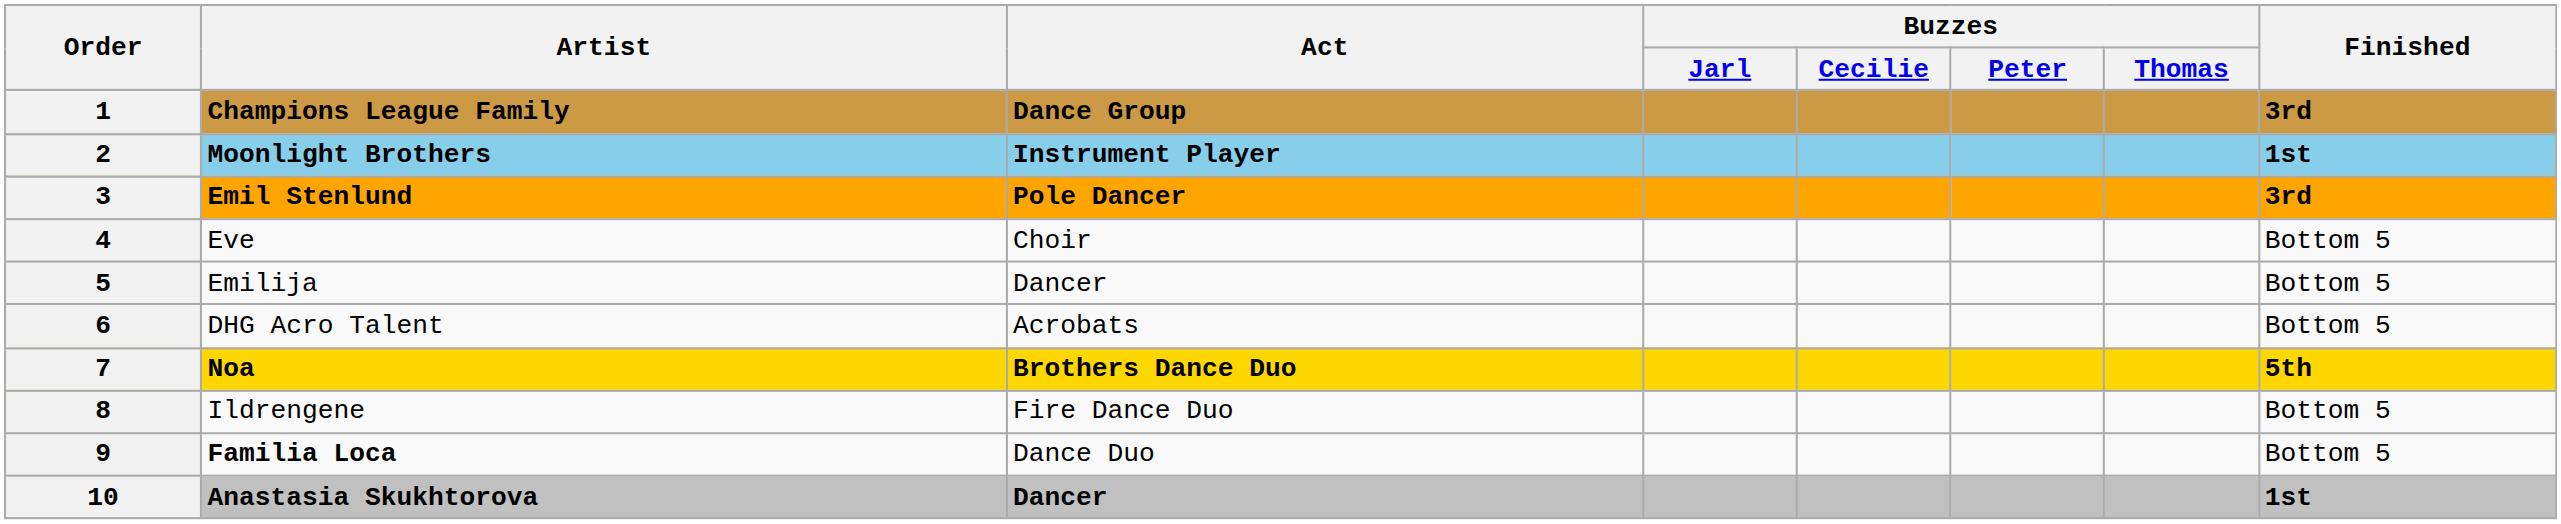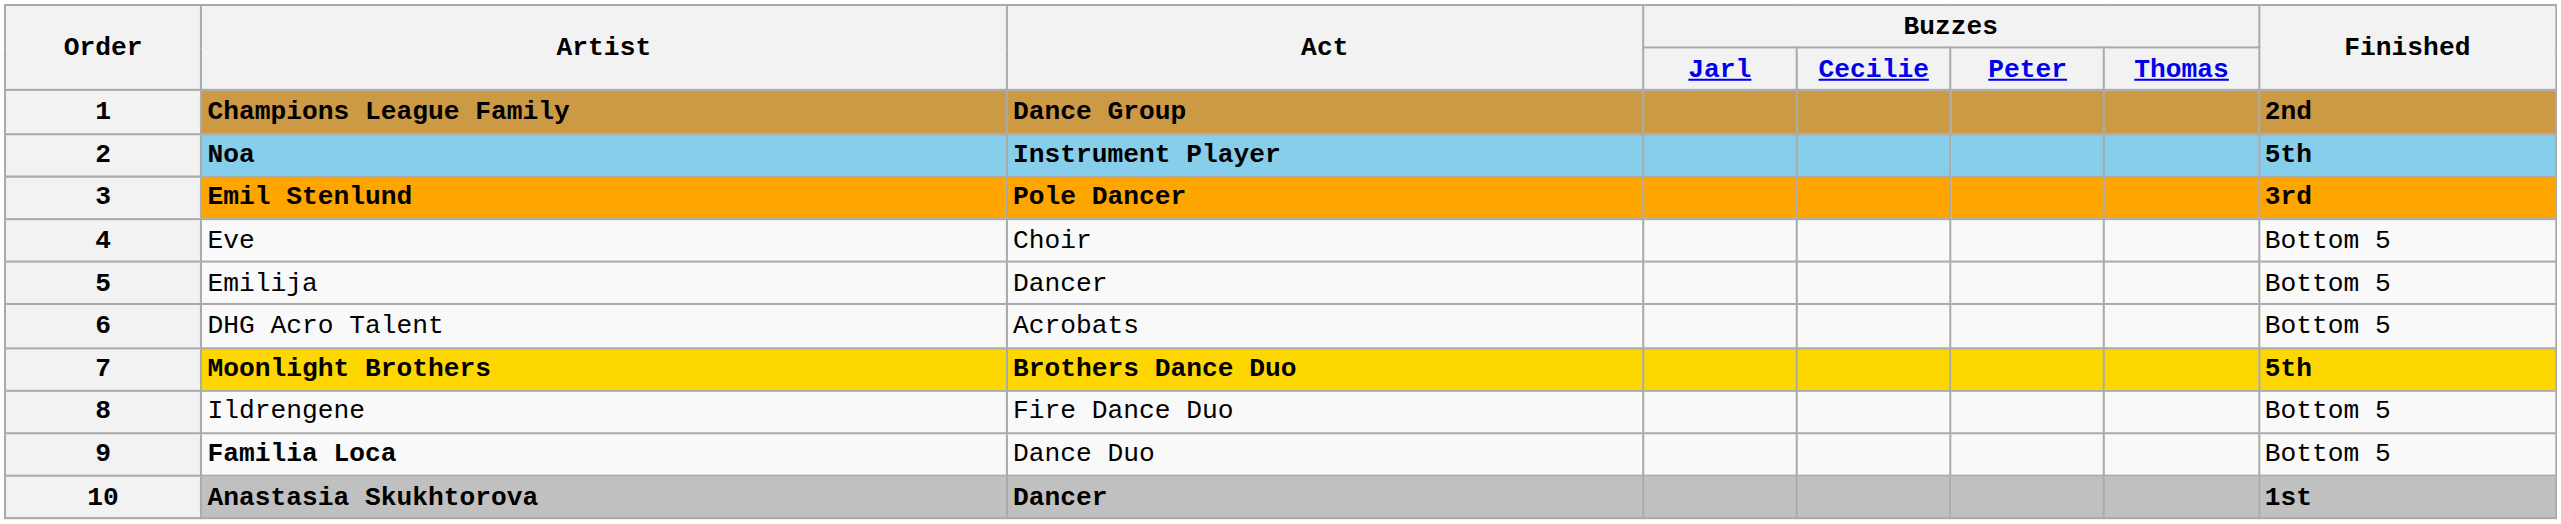(2288, 112) 3rd -> (2288, 112) 2nd
(349, 155) Moonlight Brothers -> (231, 155) Noa
(2288, 155) 1st -> (2288, 155) 5th
(231, 369) Noa -> (349, 369) Moonlight Brothers
